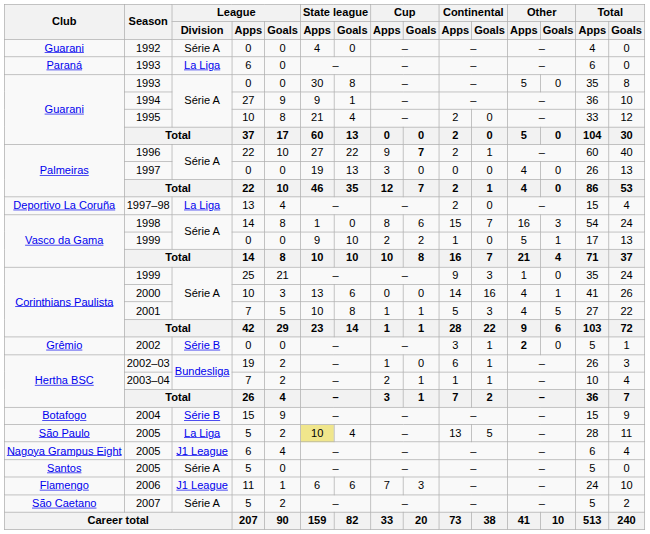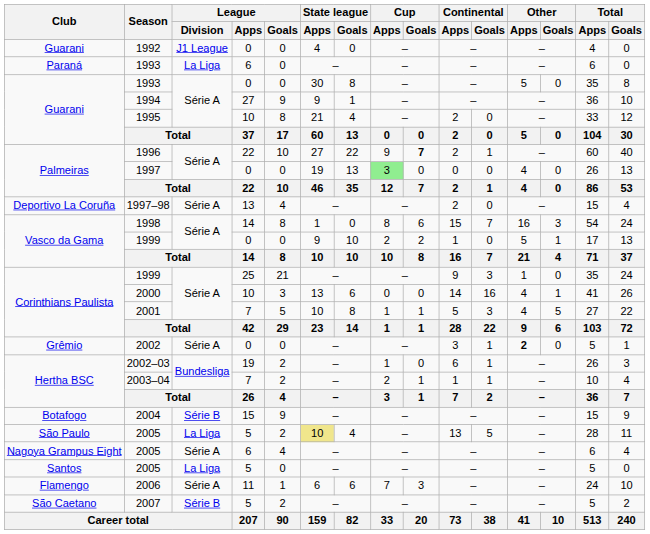(202, 48) Série A -> (202, 48) J1 League
(387, 170) no background -> (387, 170) lightgreen background
(202, 205) La Liga -> (202, 205) Série A
(202, 345) Série B -> (202, 345) Série A
(202, 450) J1 League -> (202, 450) Série A
(202, 468) Série A -> (202, 468) La Liga
(202, 485) J1 League -> (202, 485) Série A
(202, 503) Série A -> (202, 503) Série B
